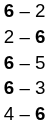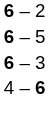- row: (25, 37)
